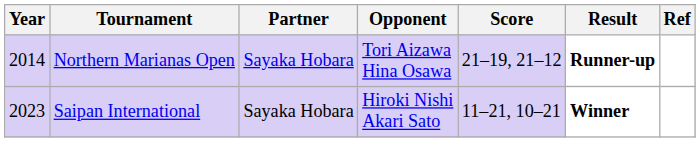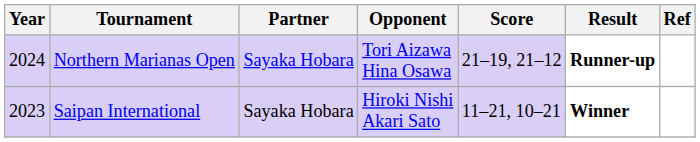(27, 60) 2014 -> (27, 60) 2024
